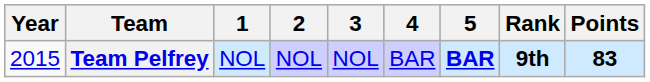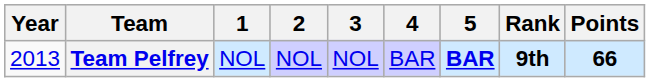(35, 58) 2015 -> (35, 58) 2013
(605, 58) 83 -> (605, 58) 66
